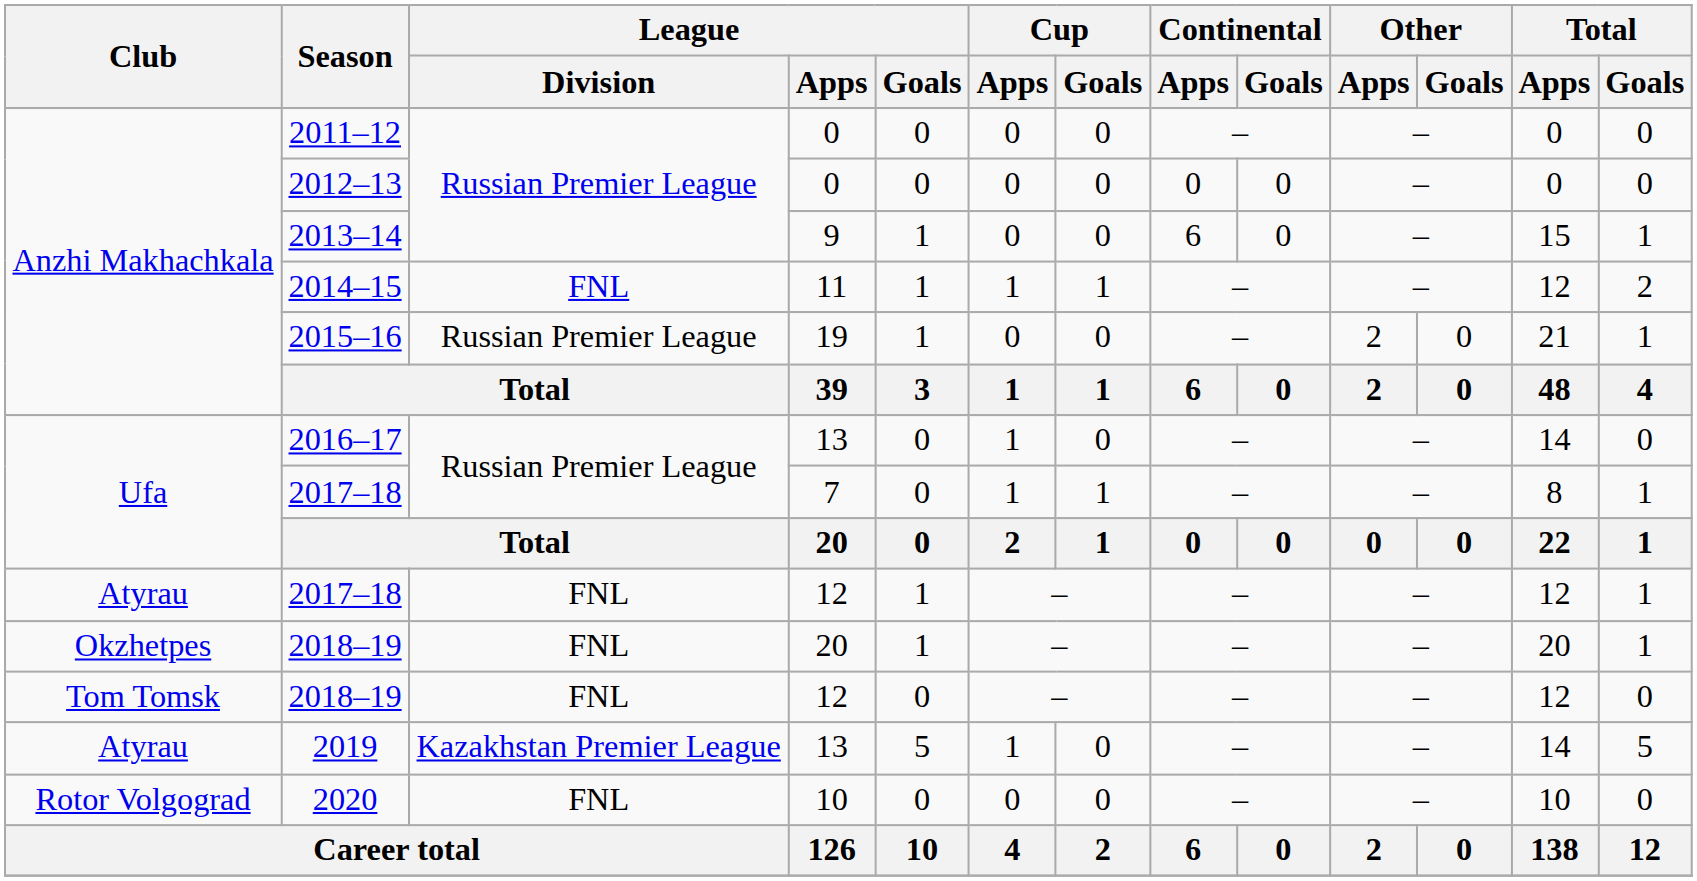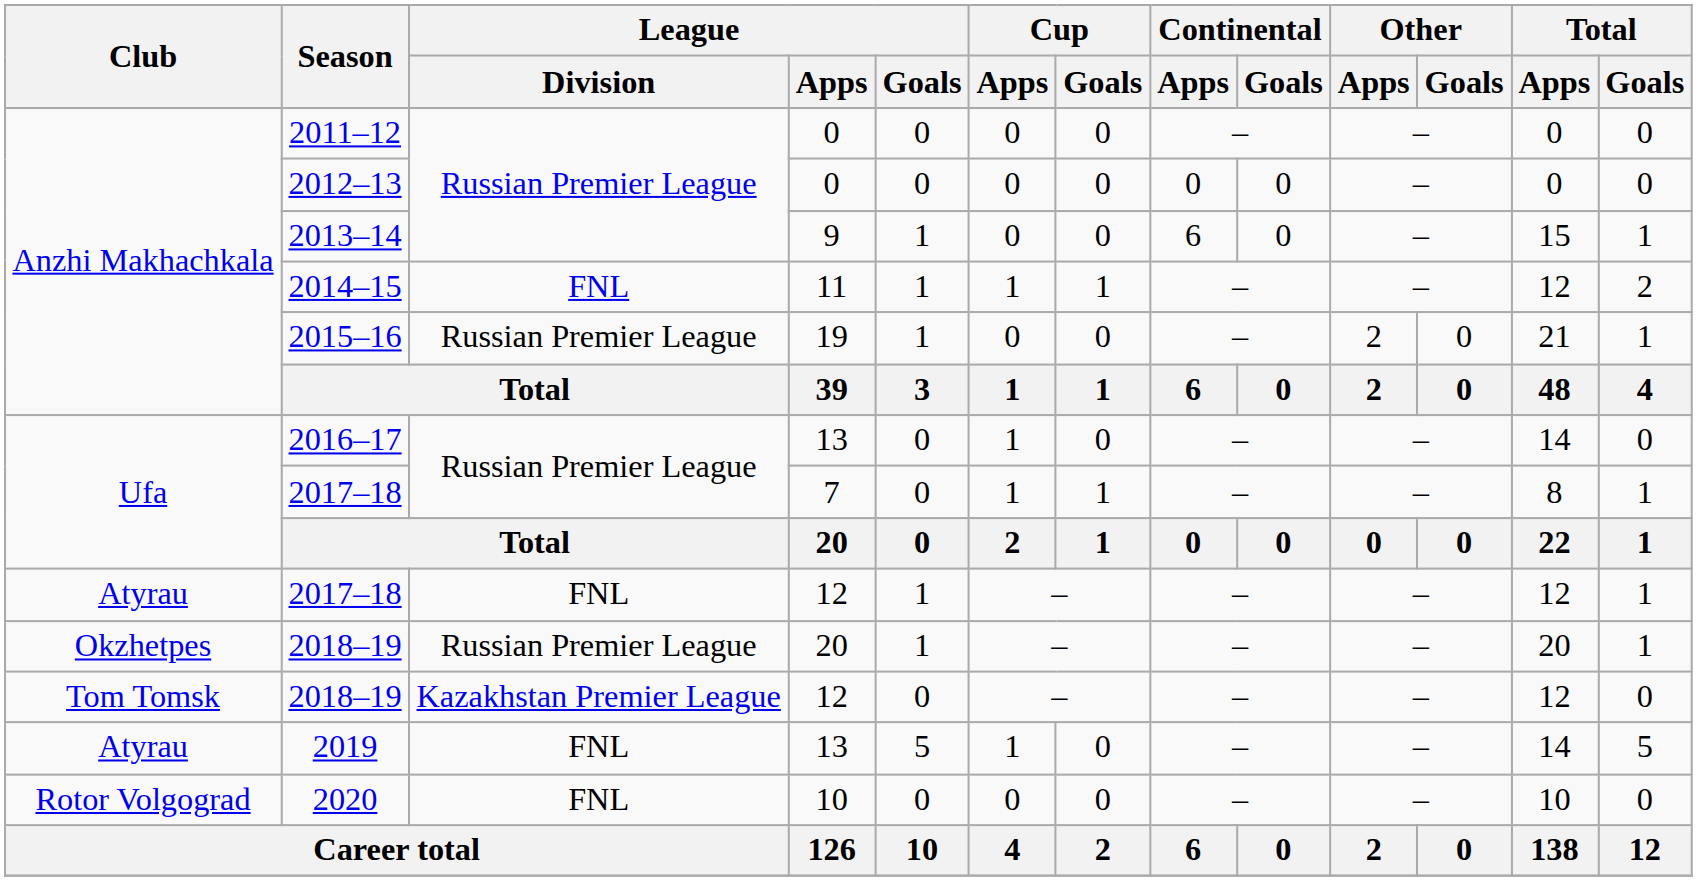(599, 645) FNL -> (599, 645) Russian Premier League
(599, 696) FNL -> (599, 696) Kazakhstan Premier League
(599, 747) Kazakhstan Premier League -> (599, 747) FNL
